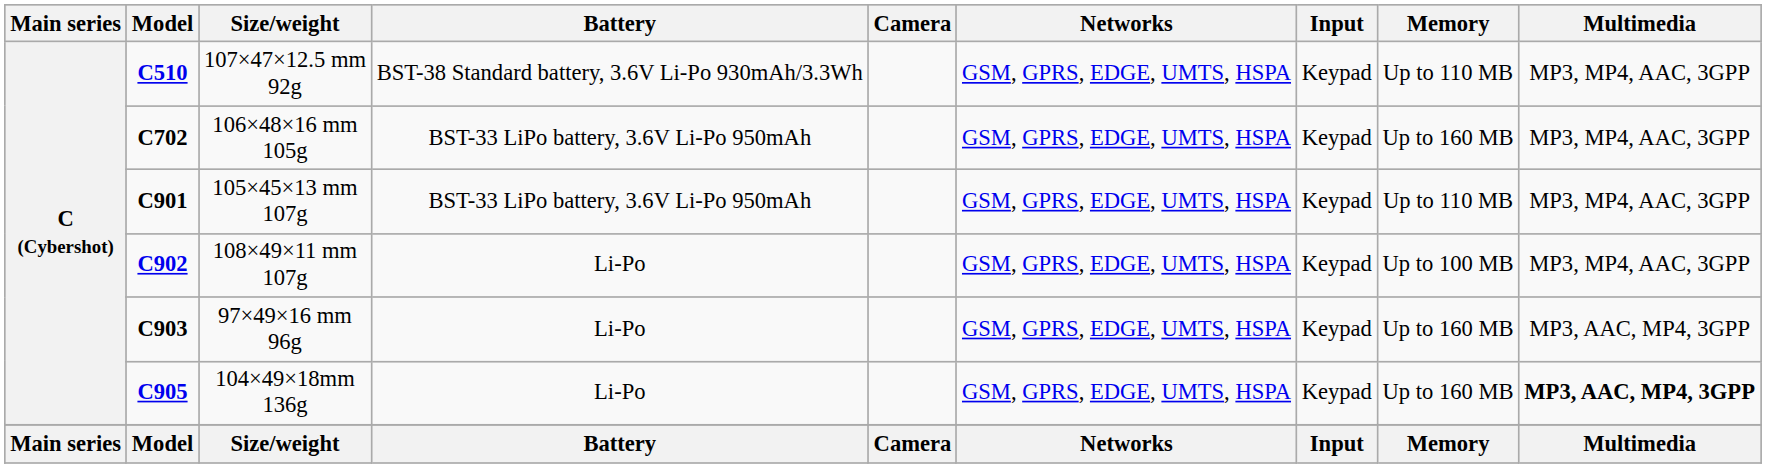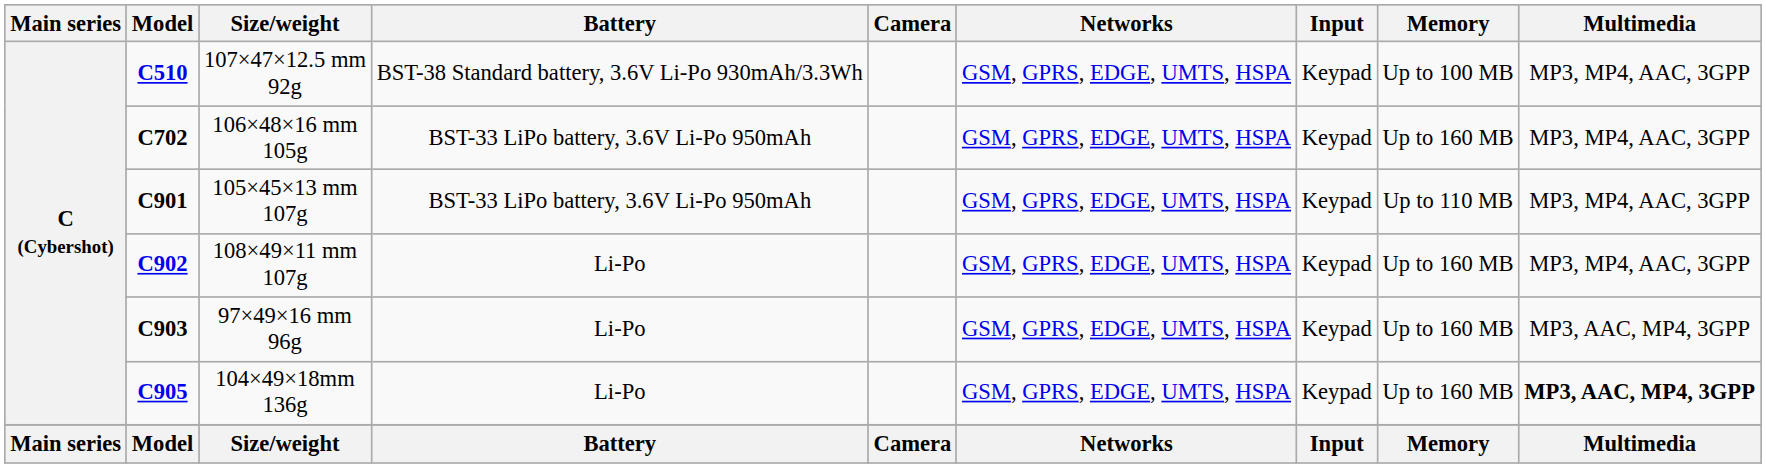(1448, 73) Up to 110 MB -> (1448, 73) Up to 100 MB
(1448, 264) Up to 100 MB -> (1448, 264) Up to 160 MB
